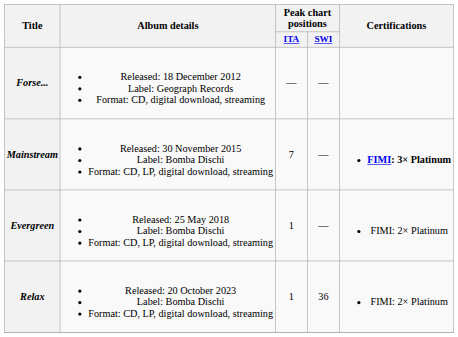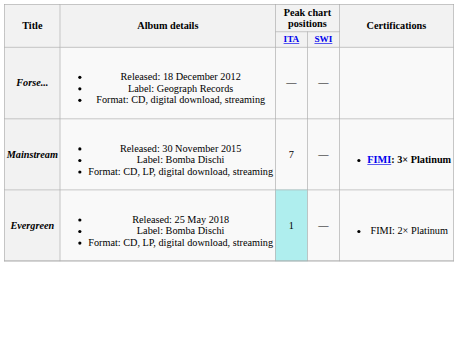(291, 225) no background -> (291, 225) paleturquoise background
- row: (32, 296)
